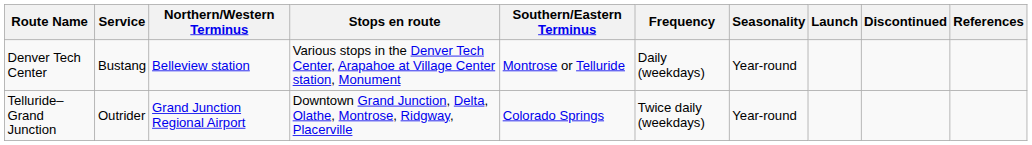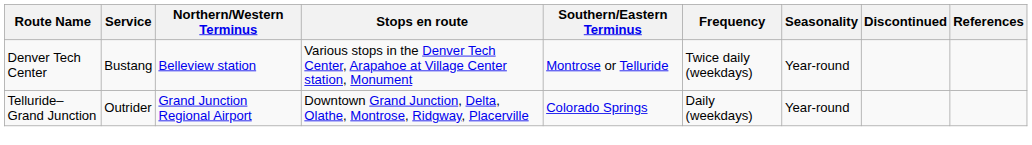- column: (835, 22)
(671, 65) Daily (weekdays) -> (719, 65) Twice daily (weekdays)
(671, 115) Twice daily (weekdays) -> (719, 108) Daily (weekdays)
